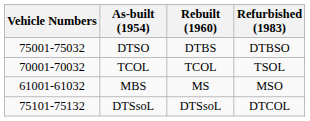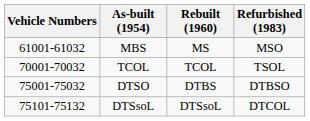rows swapped: (133, 47) <-> (133, 86)
